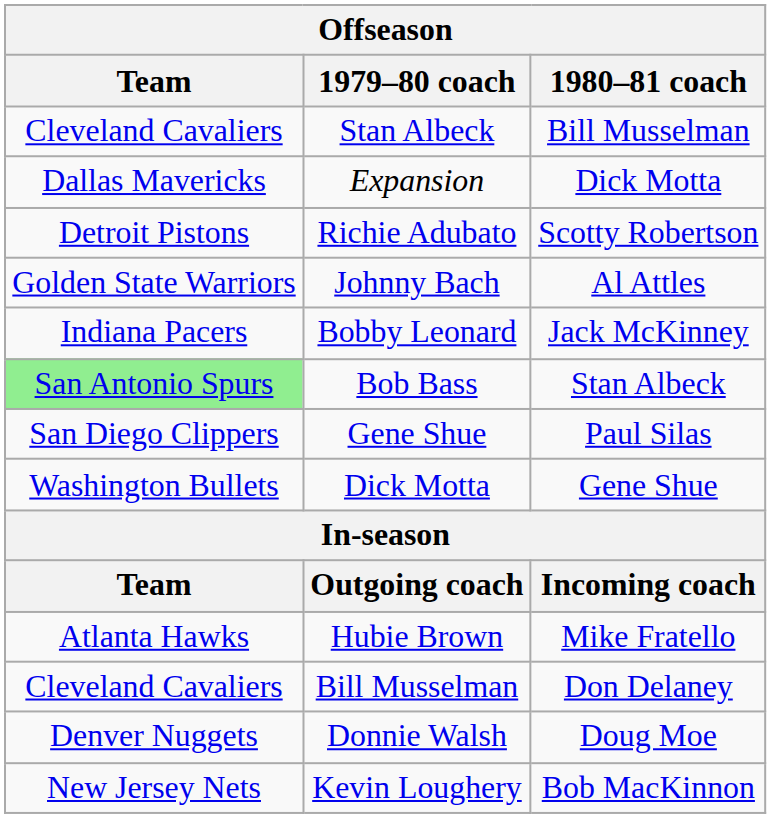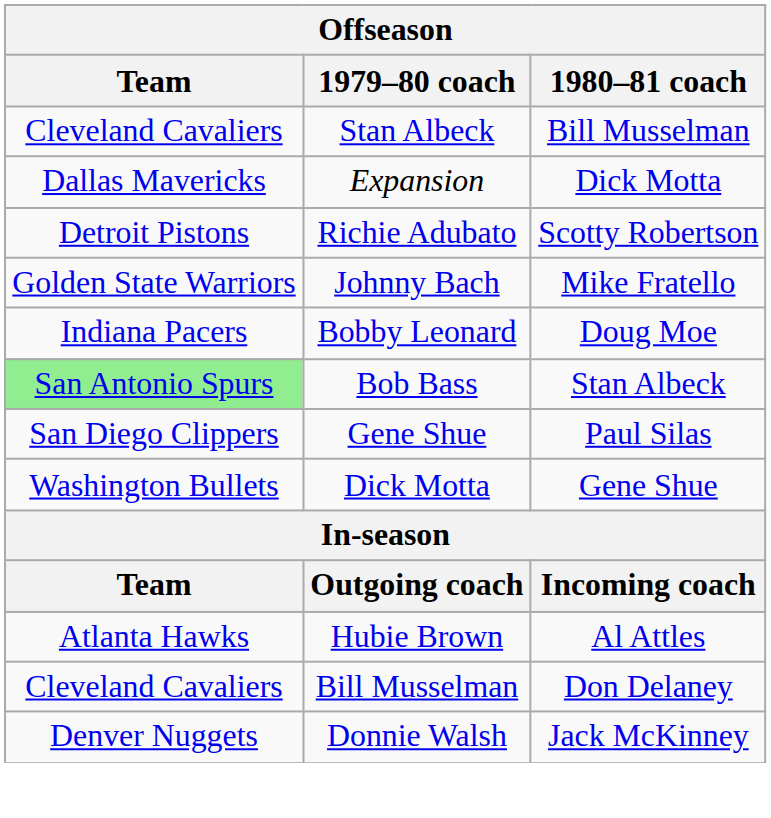(648, 282) Al Attles -> (648, 282) Mike Fratello
(648, 332) Jack McKinney -> (648, 332) Doug Moe
(648, 635) Mike Fratello -> (648, 635) Al Attles
(648, 736) Doug Moe -> (648, 736) Jack McKinney
- row: (417, 787)
